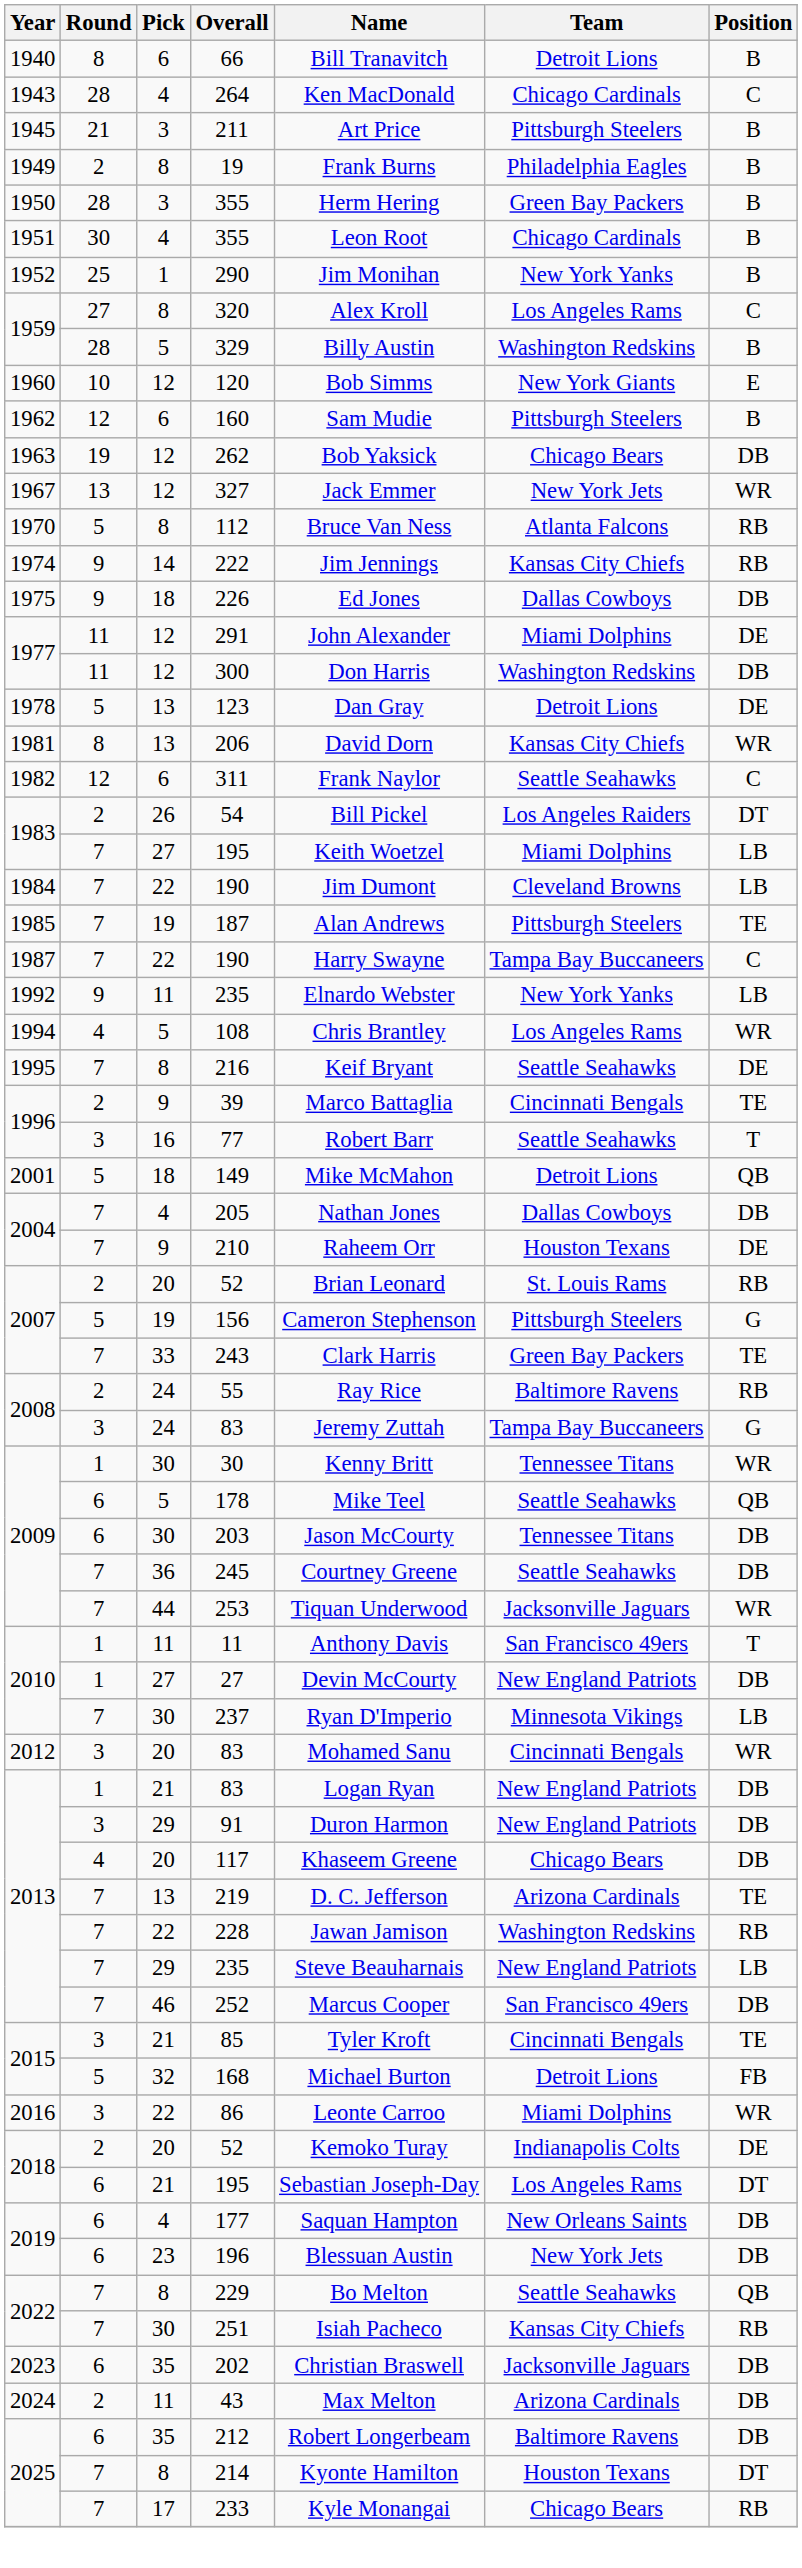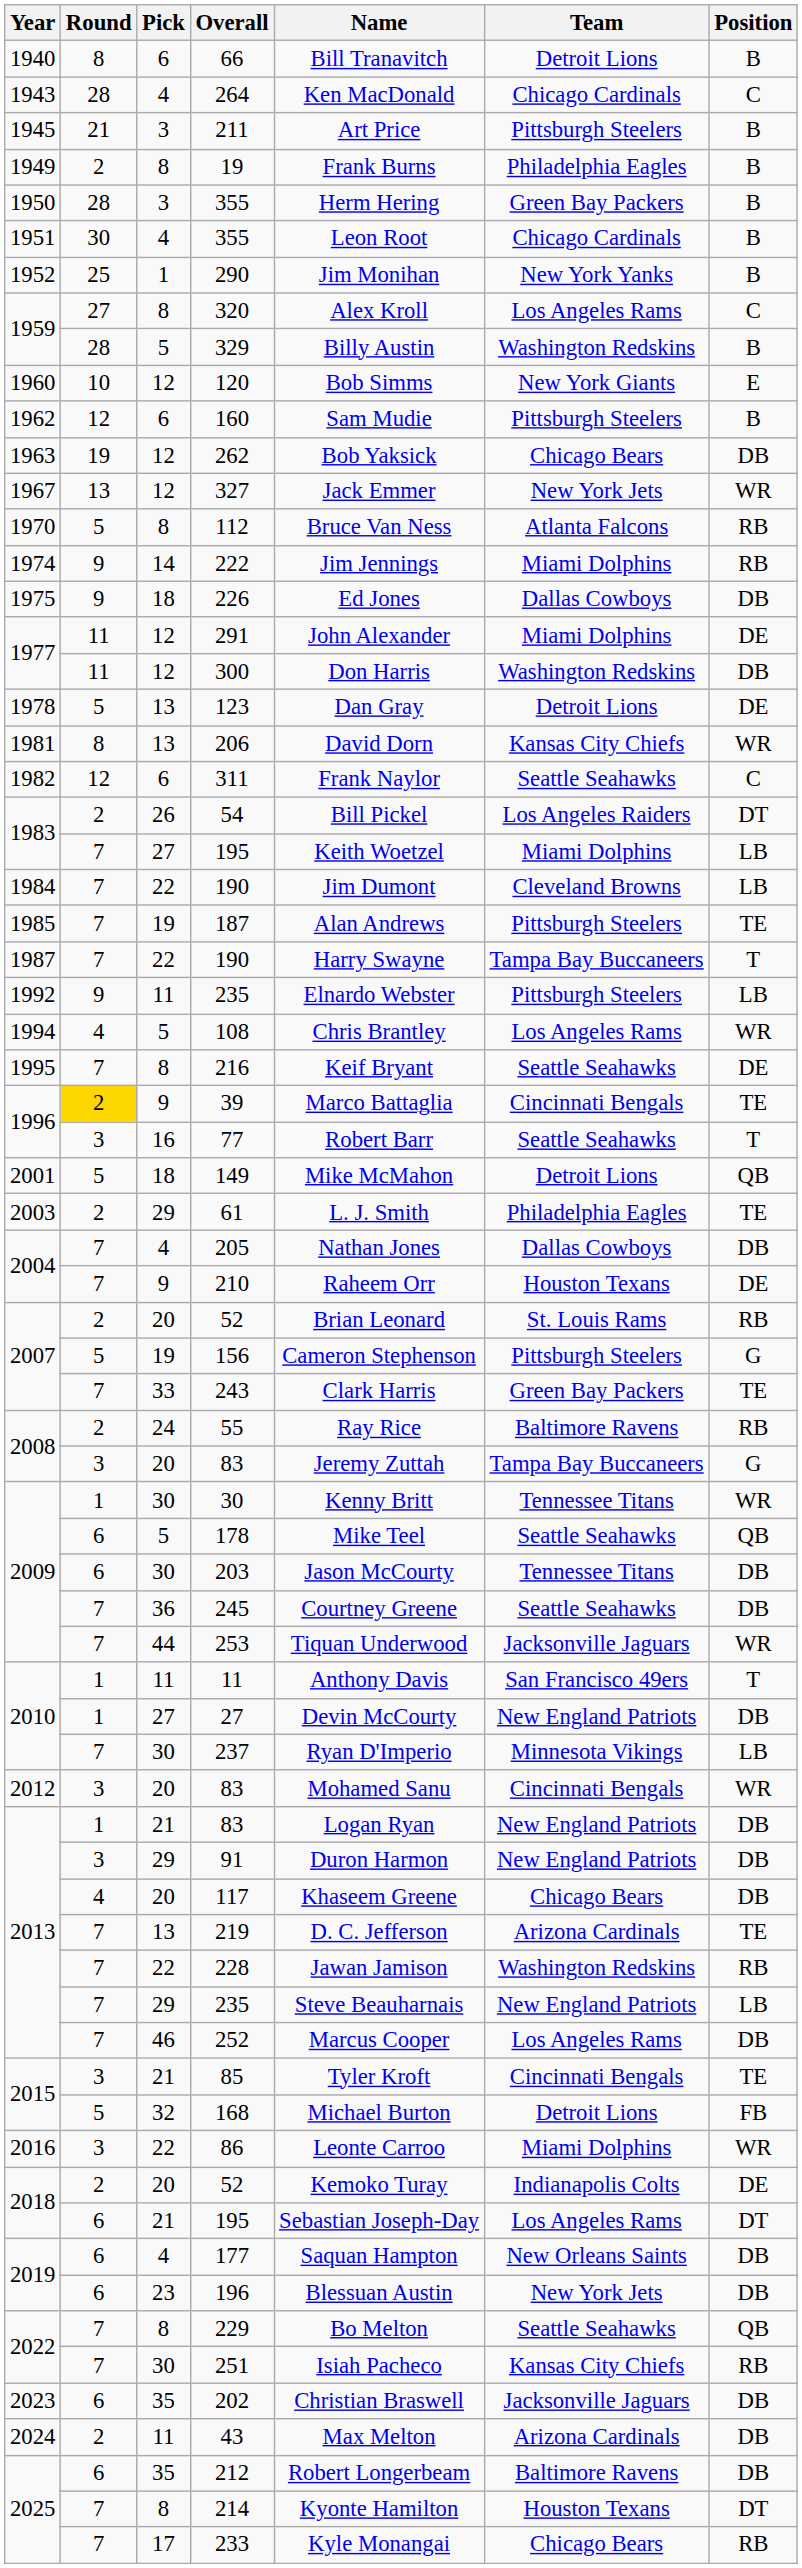(597, 563) Kansas City Chiefs -> (597, 563) Miami Dolphins
(753, 959) C -> (753, 959) T
(597, 995) New York Yanks -> (597, 995) Pittsburgh Steelers
(99, 1103) no background -> (99, 1103) gold background
+ row: (33, 1211)
(163, 1427) 24 -> (163, 1463) 20
(597, 2004) San Francisco 49ers -> (597, 2040) Los Angeles Rams
